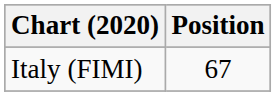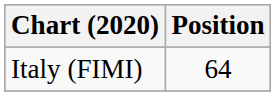(218, 68) 67 -> (218, 68) 64
